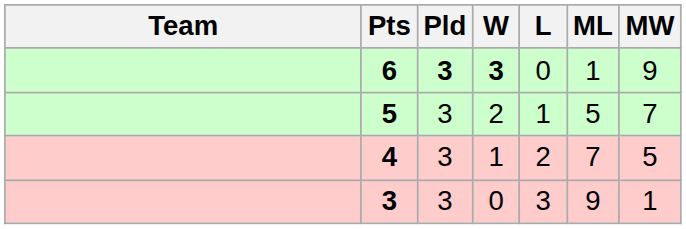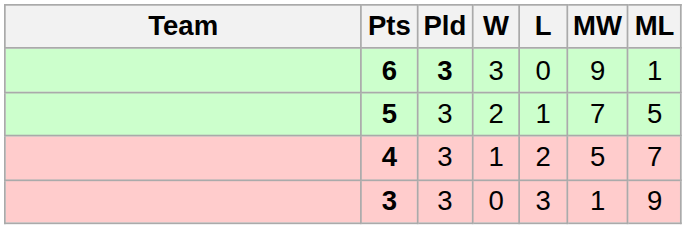columns swapped: (650, 26) <-> (593, 26)
(496, 69) bold -> (496, 69) normal
